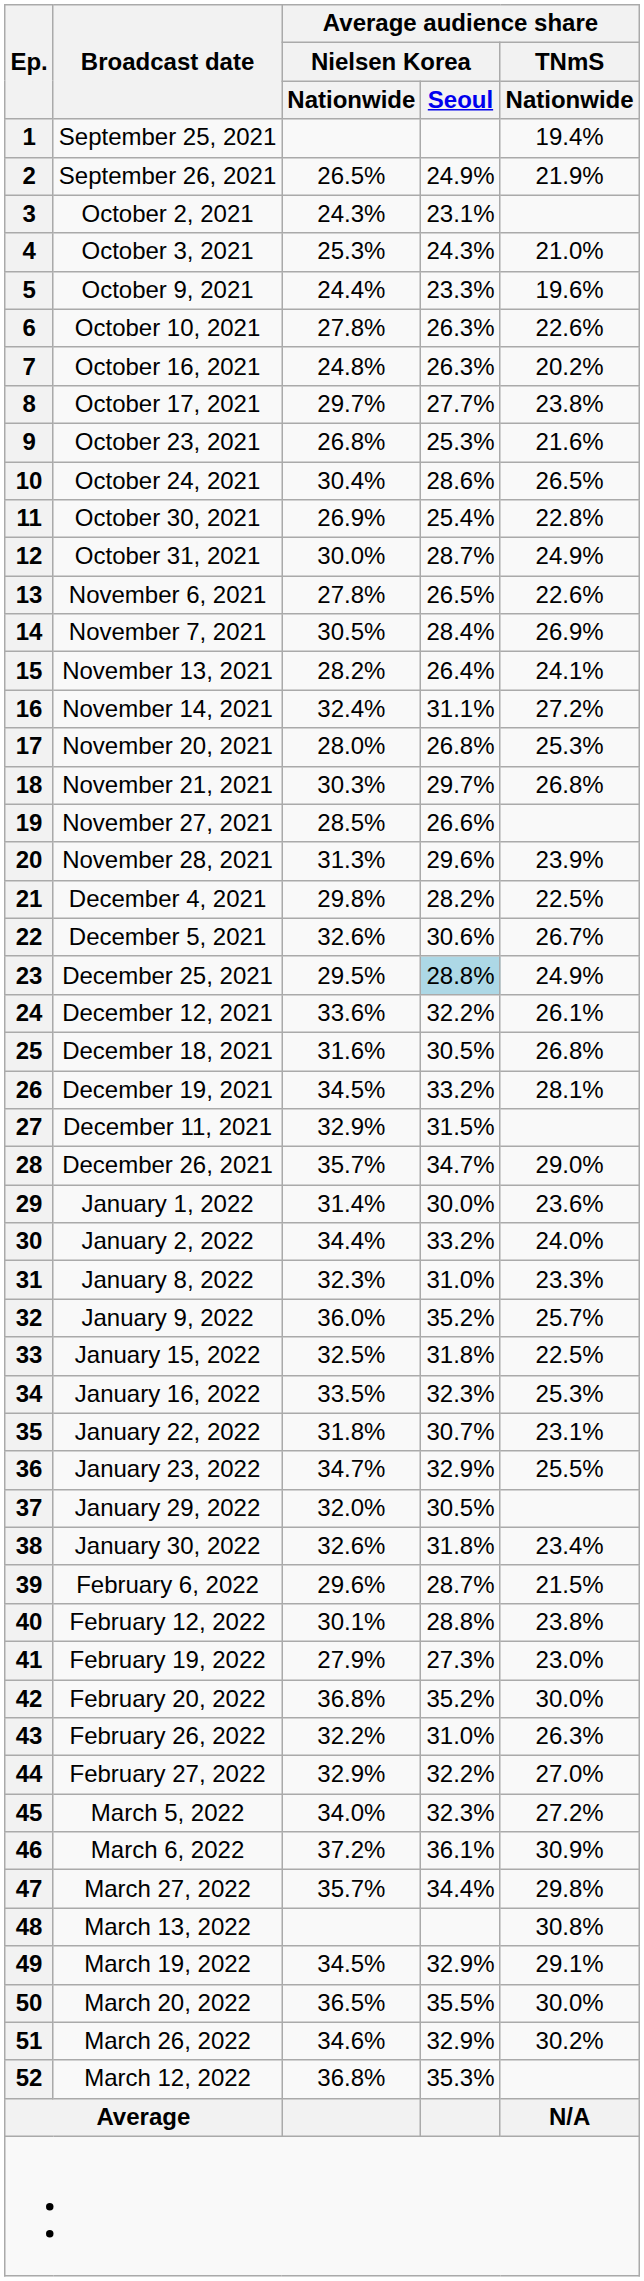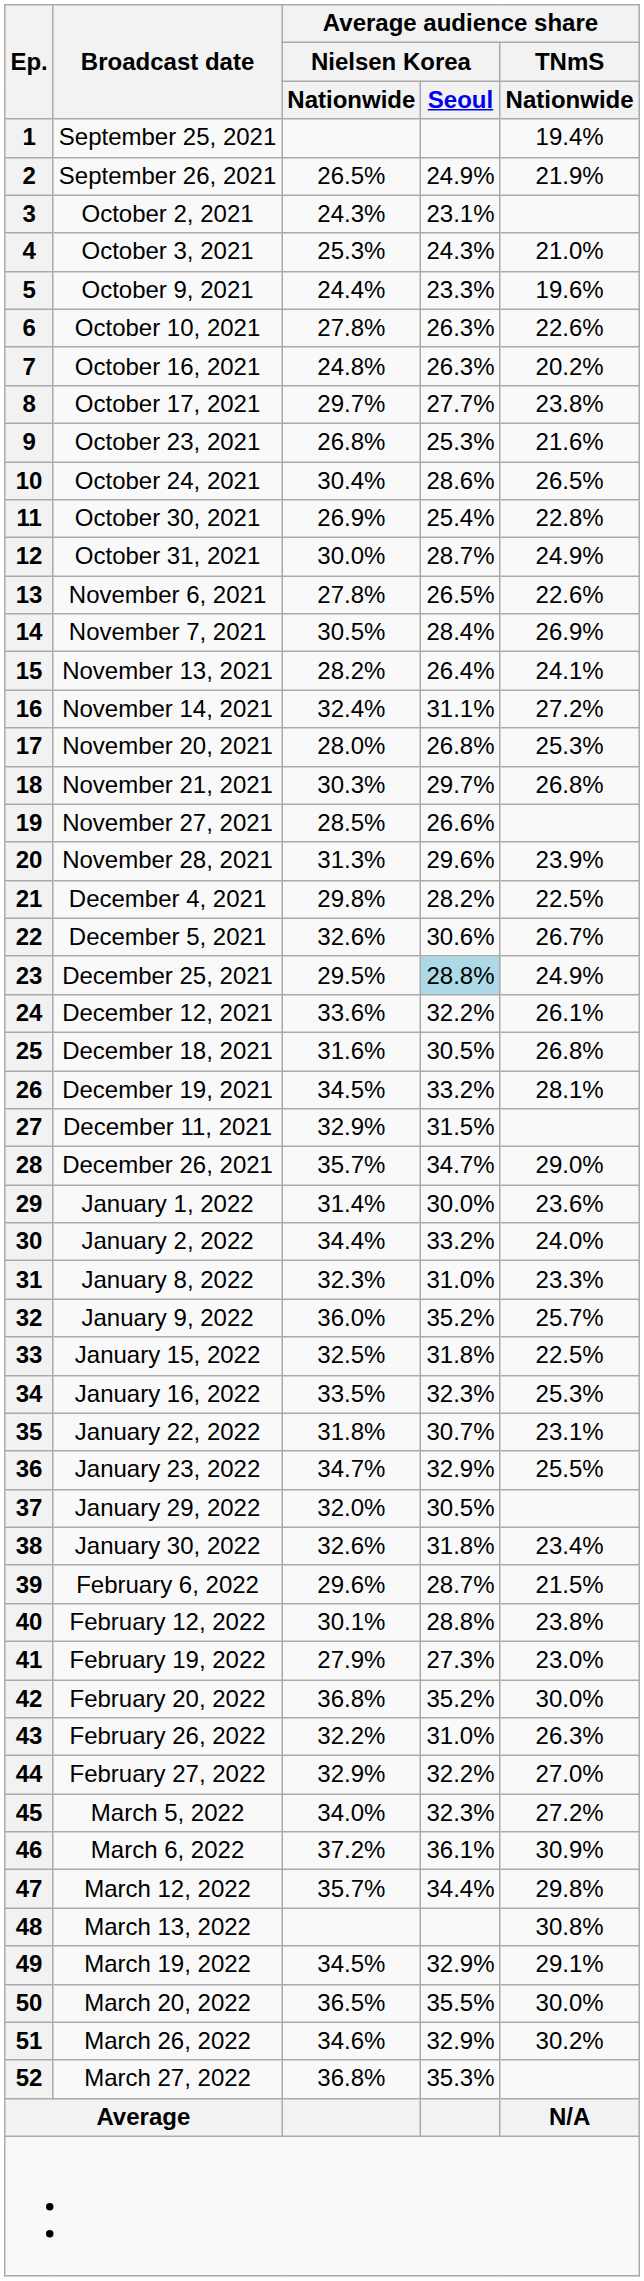(168, 1888) March 27, 2022 -> (168, 1888) March 12, 2022
(168, 2078) March 12, 2022 -> (168, 2078) March 27, 2022
